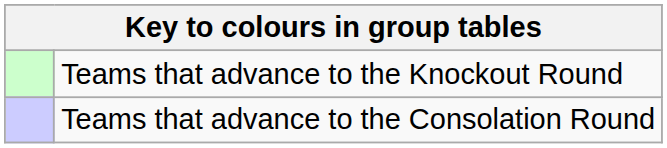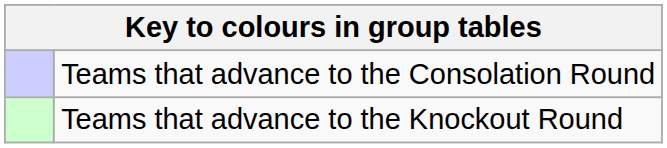rows swapped: (342, 73) <-> (358, 119)
